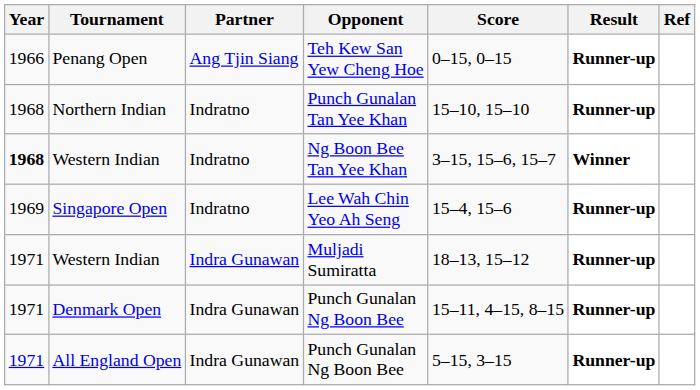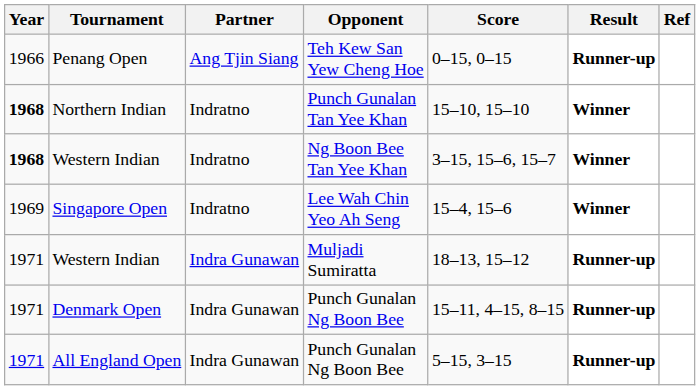(26, 109) normal -> (26, 109) bold
(614, 109) Runner-up -> (601, 109) Winner
(614, 209) Runner-up -> (601, 209) Winner
